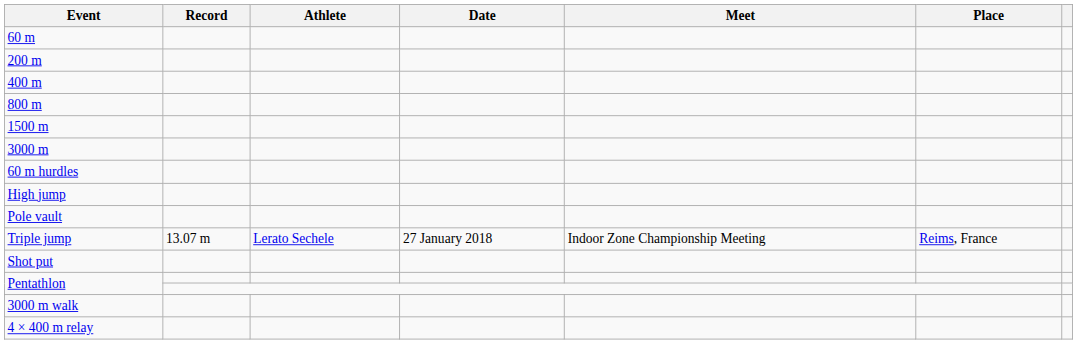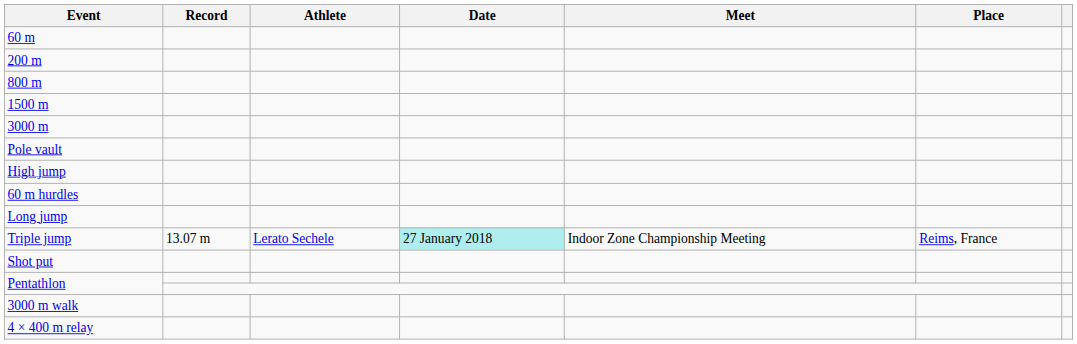- row: (25, 82)
rows swapped: (43, 171) <-> (35, 216)
+ row: (37, 216)
(448, 238) no background -> (448, 238) paleturquoise background
